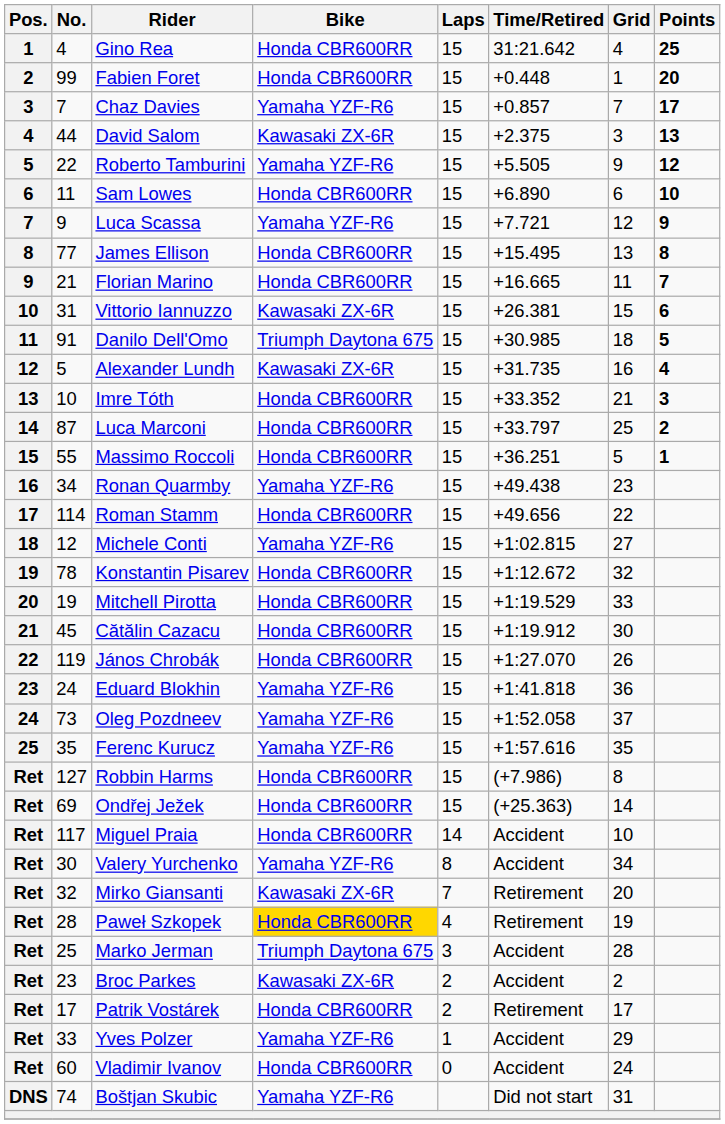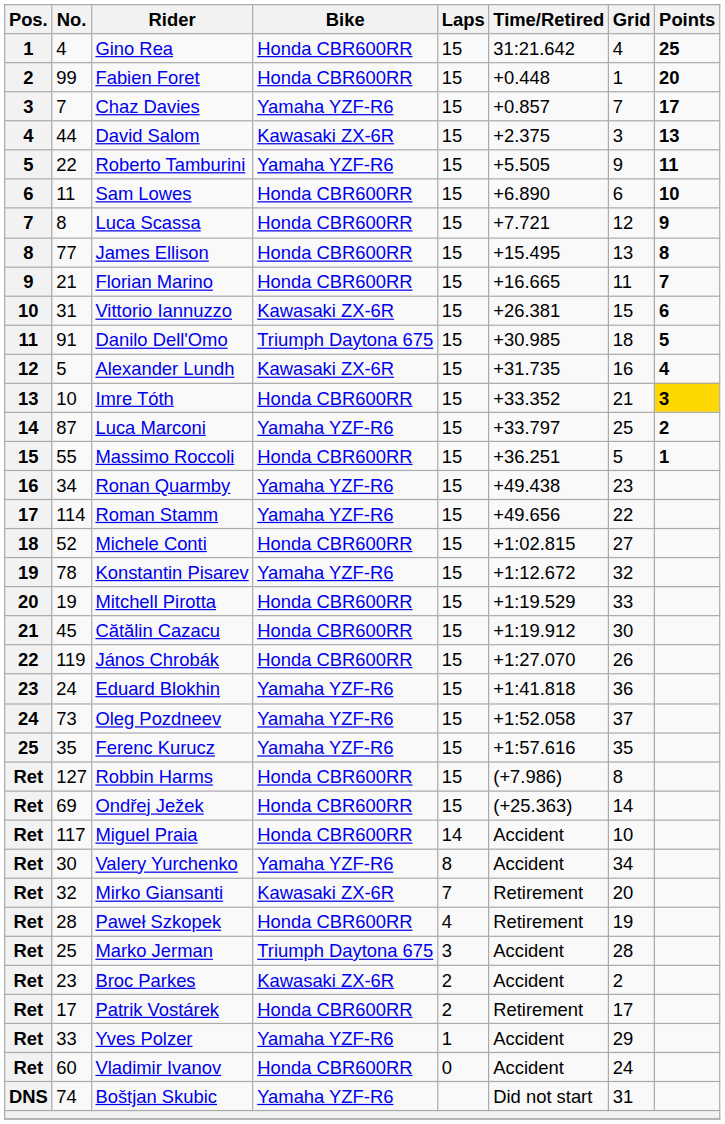(669, 165) 12 -> (669, 165) 11
(61, 223) 9 -> (61, 223) 8
(325, 223) Yamaha YZF-R6 -> (335, 223) Honda CBR600RR
(664, 398) no background -> (664, 398) gold background
(335, 427) Honda CBR600RR -> (325, 427) Yamaha YZF-R6
(335, 514) Honda CBR600RR -> (325, 514) Yamaha YZF-R6
(66, 543) 12 -> (66, 543) 52
(325, 543) Yamaha YZF-R6 -> (335, 543) Honda CBR600RR
(335, 573) Honda CBR600RR -> (325, 573) Yamaha YZF-R6
(335, 922) gold background -> (335, 922) no background
